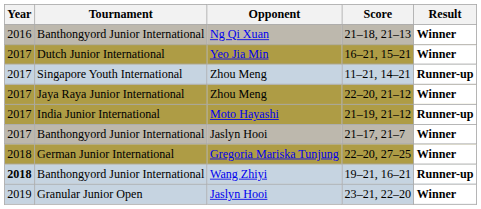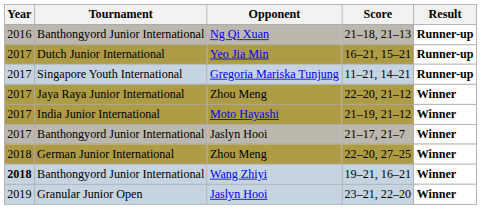(436, 34) Winner -> (445, 34) Runner-up
(436, 54) Winner -> (445, 54) Runner-up
(238, 74) Zhou Meng -> (274, 74) Gregoria Mariska Tunjung
(445, 114) Runner-up -> (436, 114) Winner
(274, 154) Gregoria Mariska Tunjung -> (238, 154) Zhou Meng
(445, 174) Runner-up -> (436, 174) Winner
